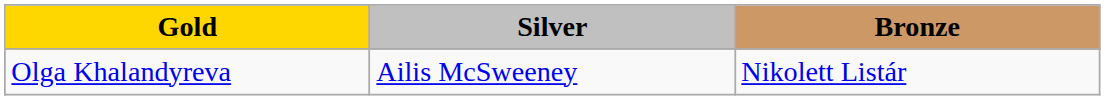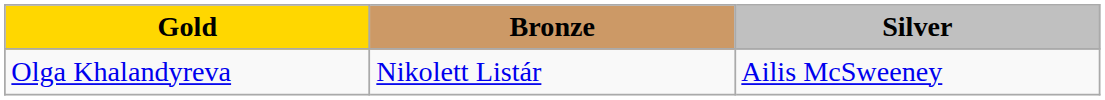columns swapped: (552, 26) <-> (917, 26)
